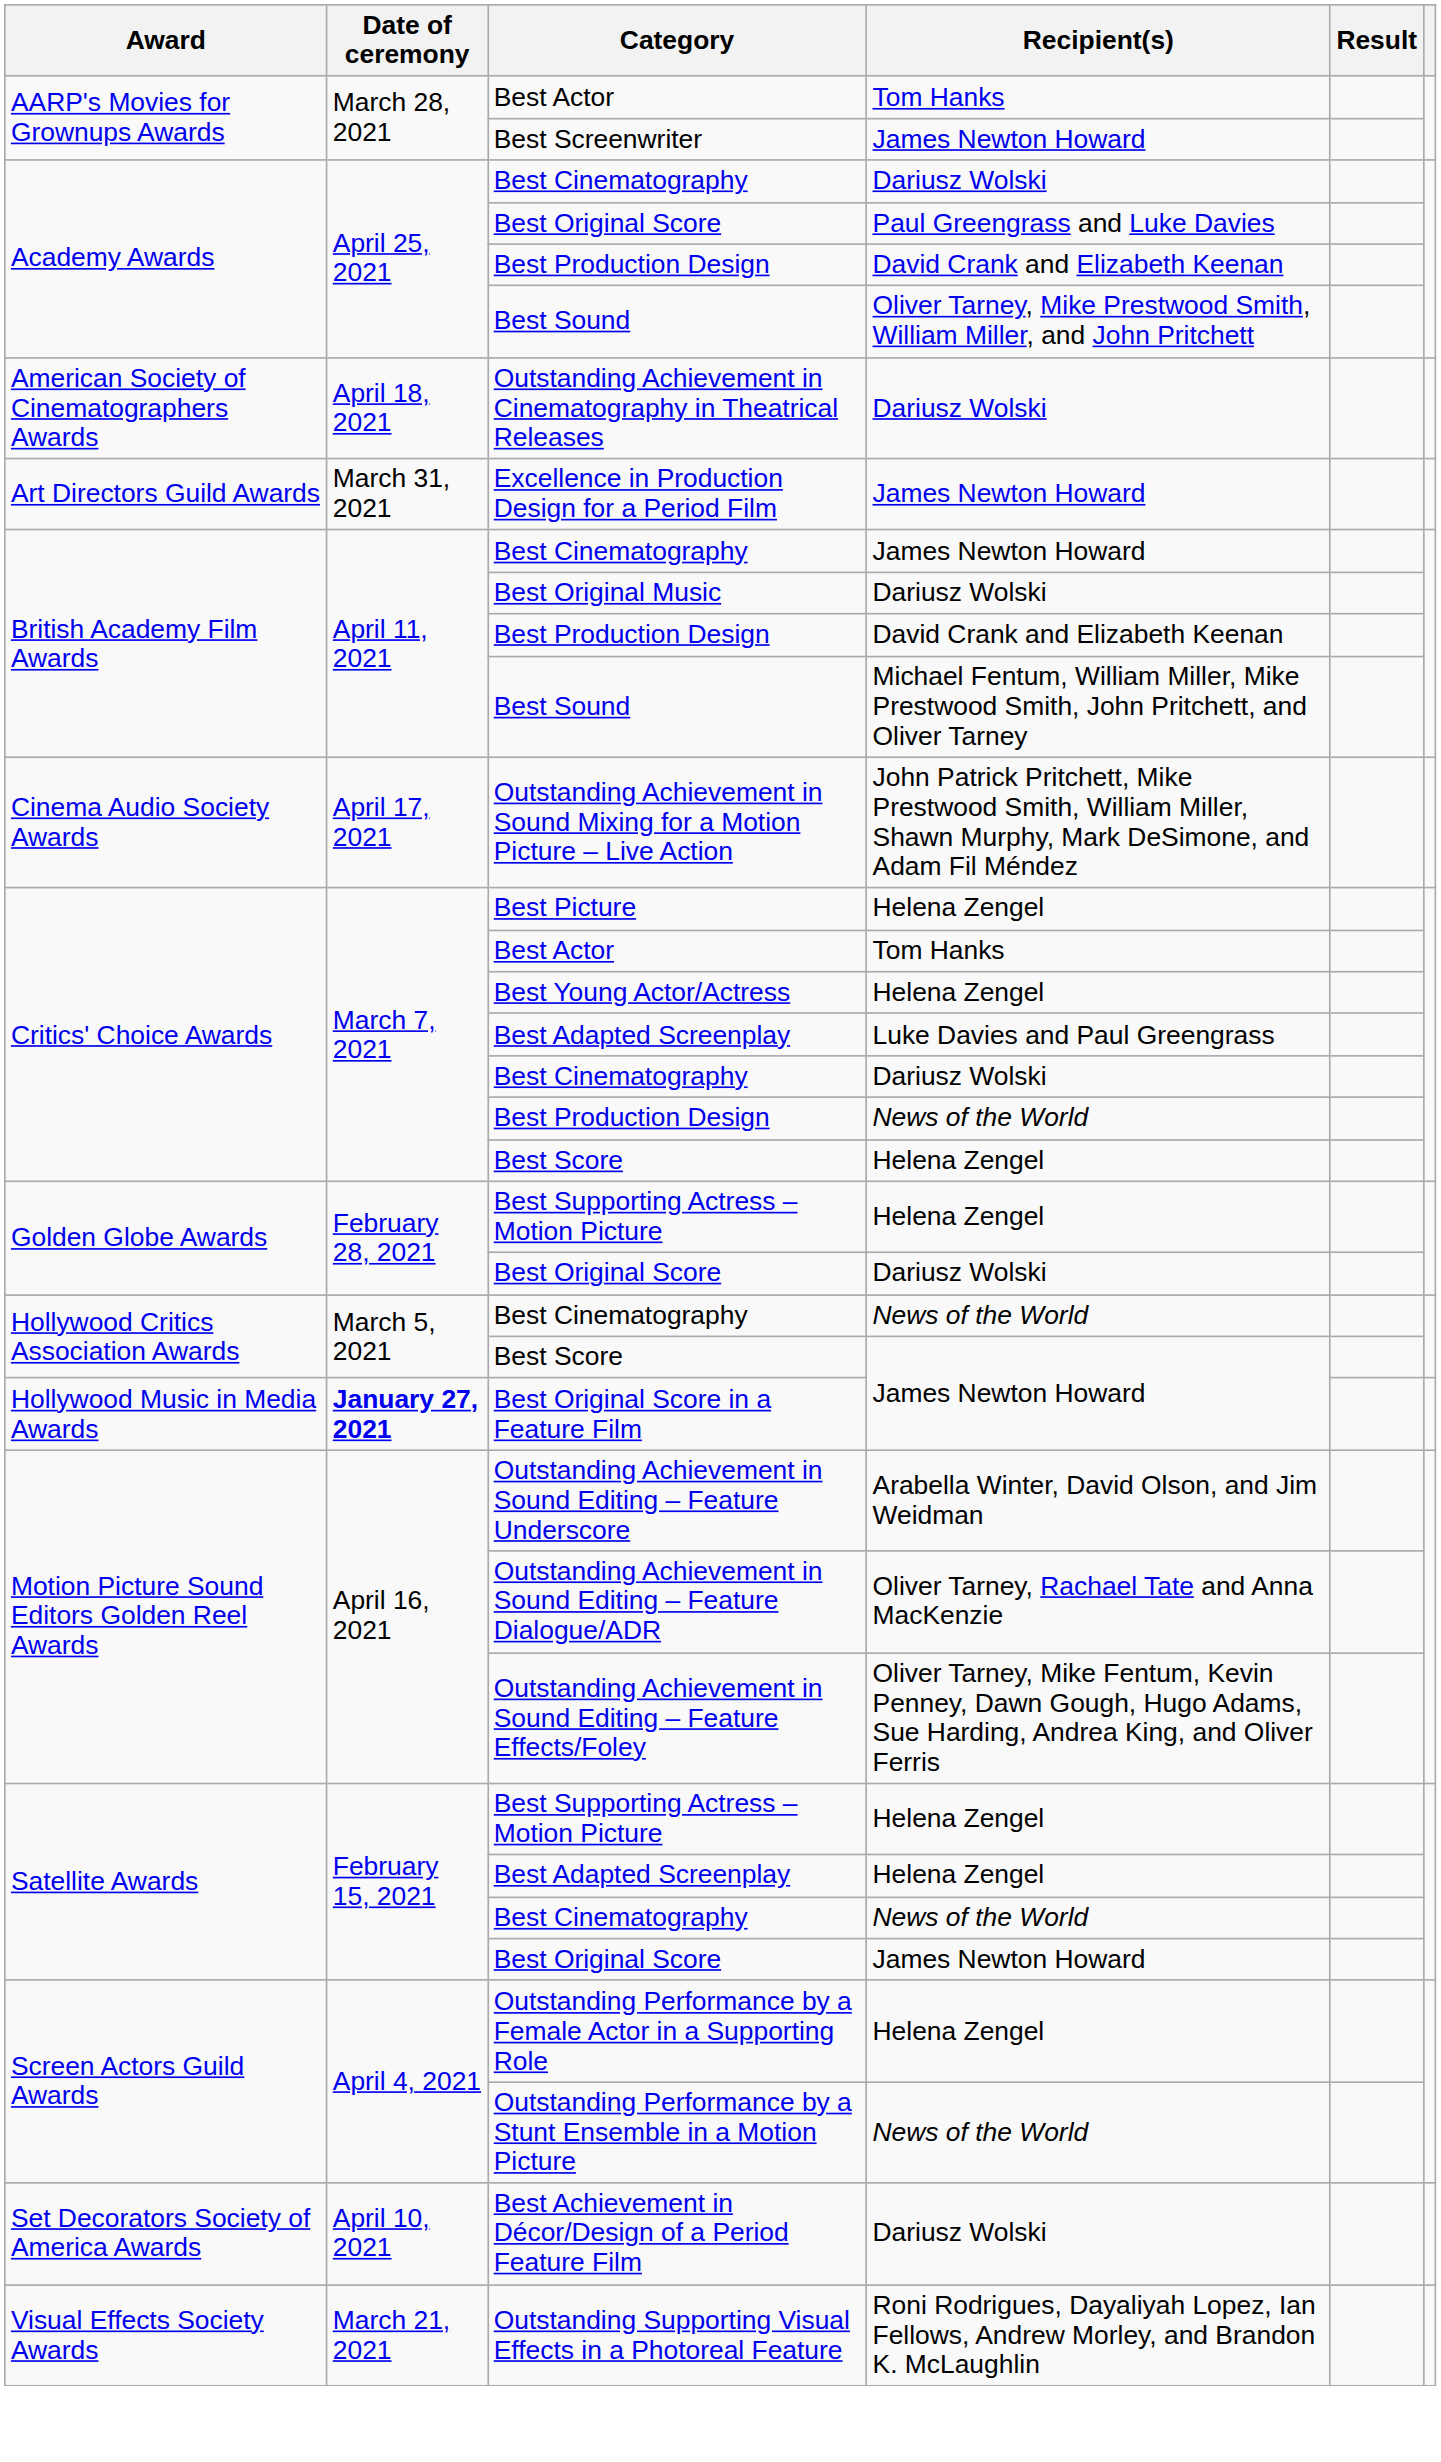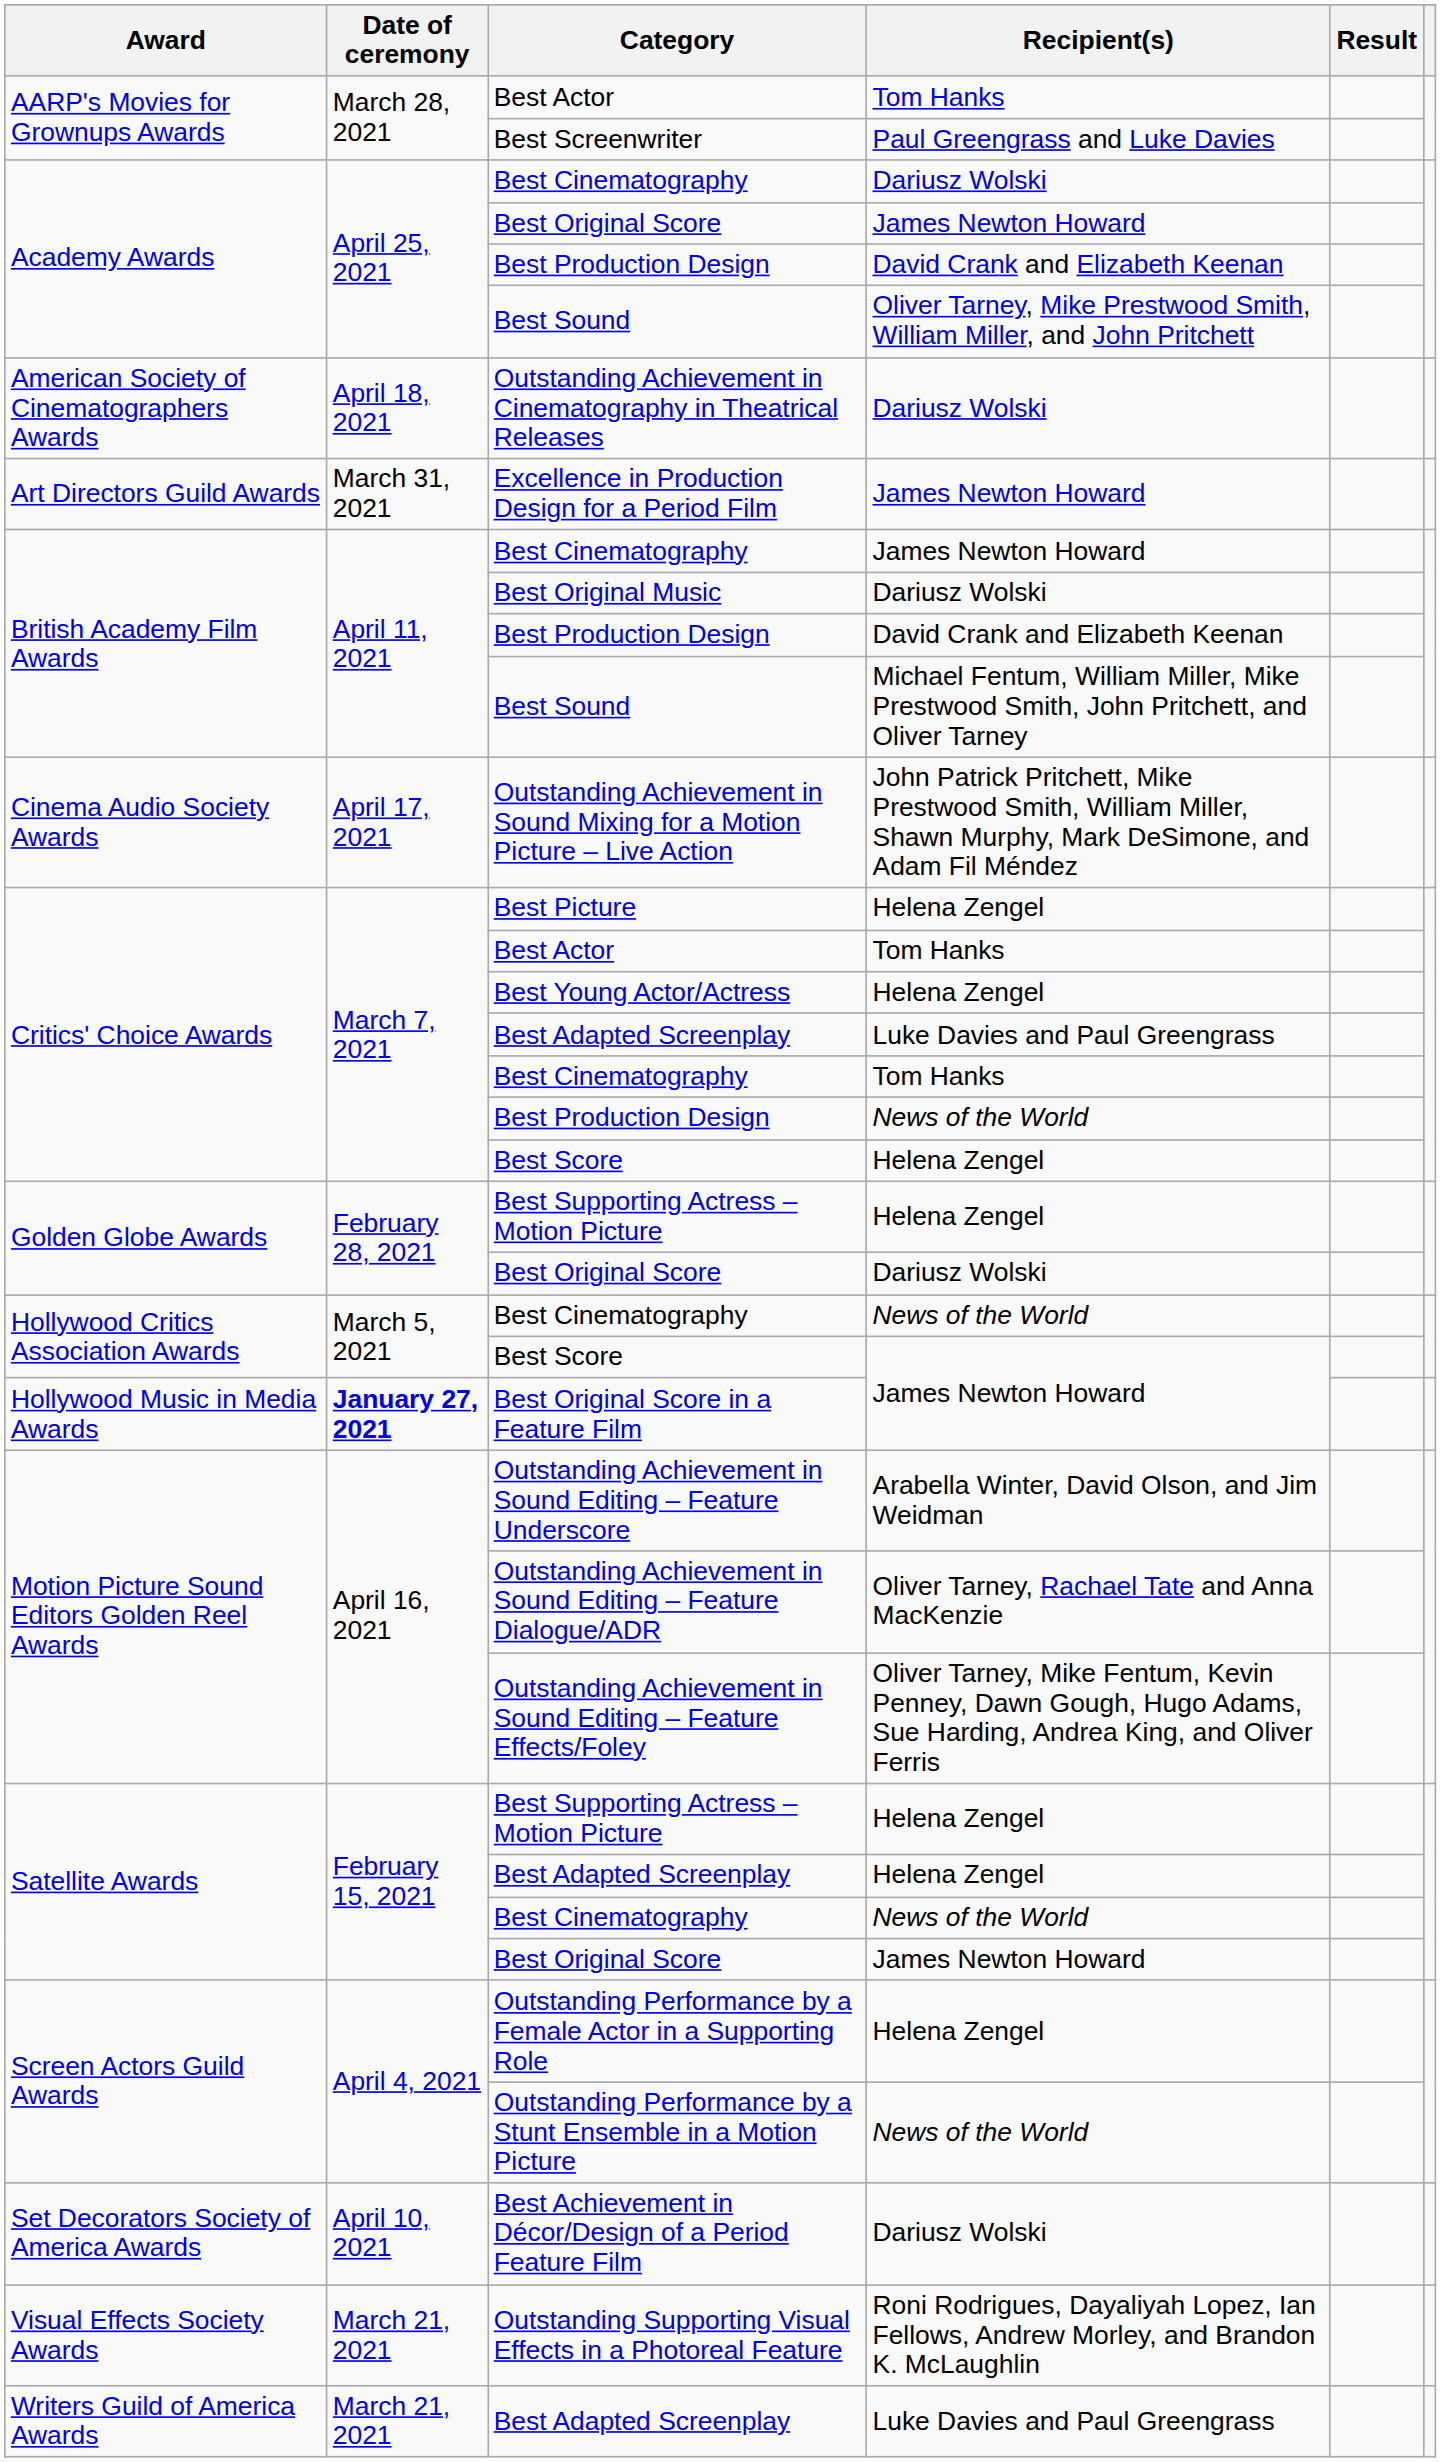(1009, 138) James Newton Howard -> (1074, 138) Paul Greengrass and Luke Davies
(1074, 222) Paul Greengrass and Luke Davies -> (1009, 222) James Newton Howard
(960, 1076) Dariusz Wolski -> (939, 1076) Tom Hanks
+ row: (153, 2421)
